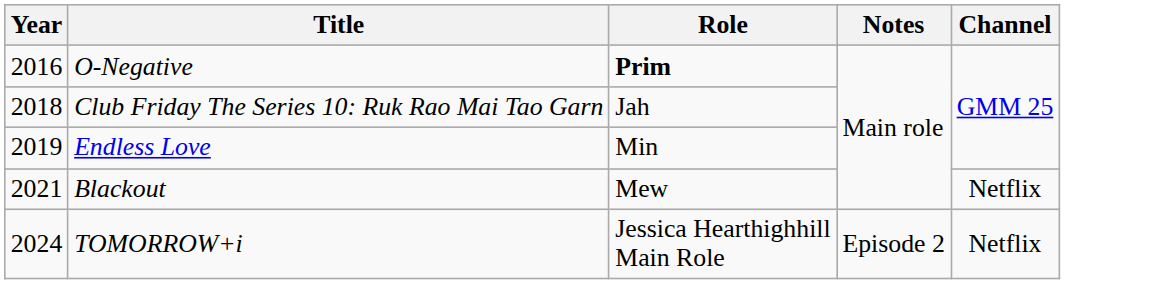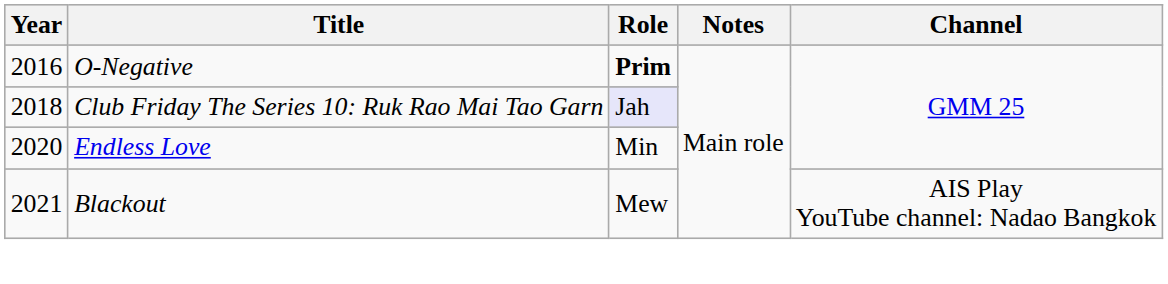(632, 106) no background -> (632, 106) lavender background
(37, 147) 2019 -> (37, 147) 2020
(1005, 188) Netflix -> (976, 202) AIS Play YouTube channel: Nadao Bangkok
- row: (158, 243)
